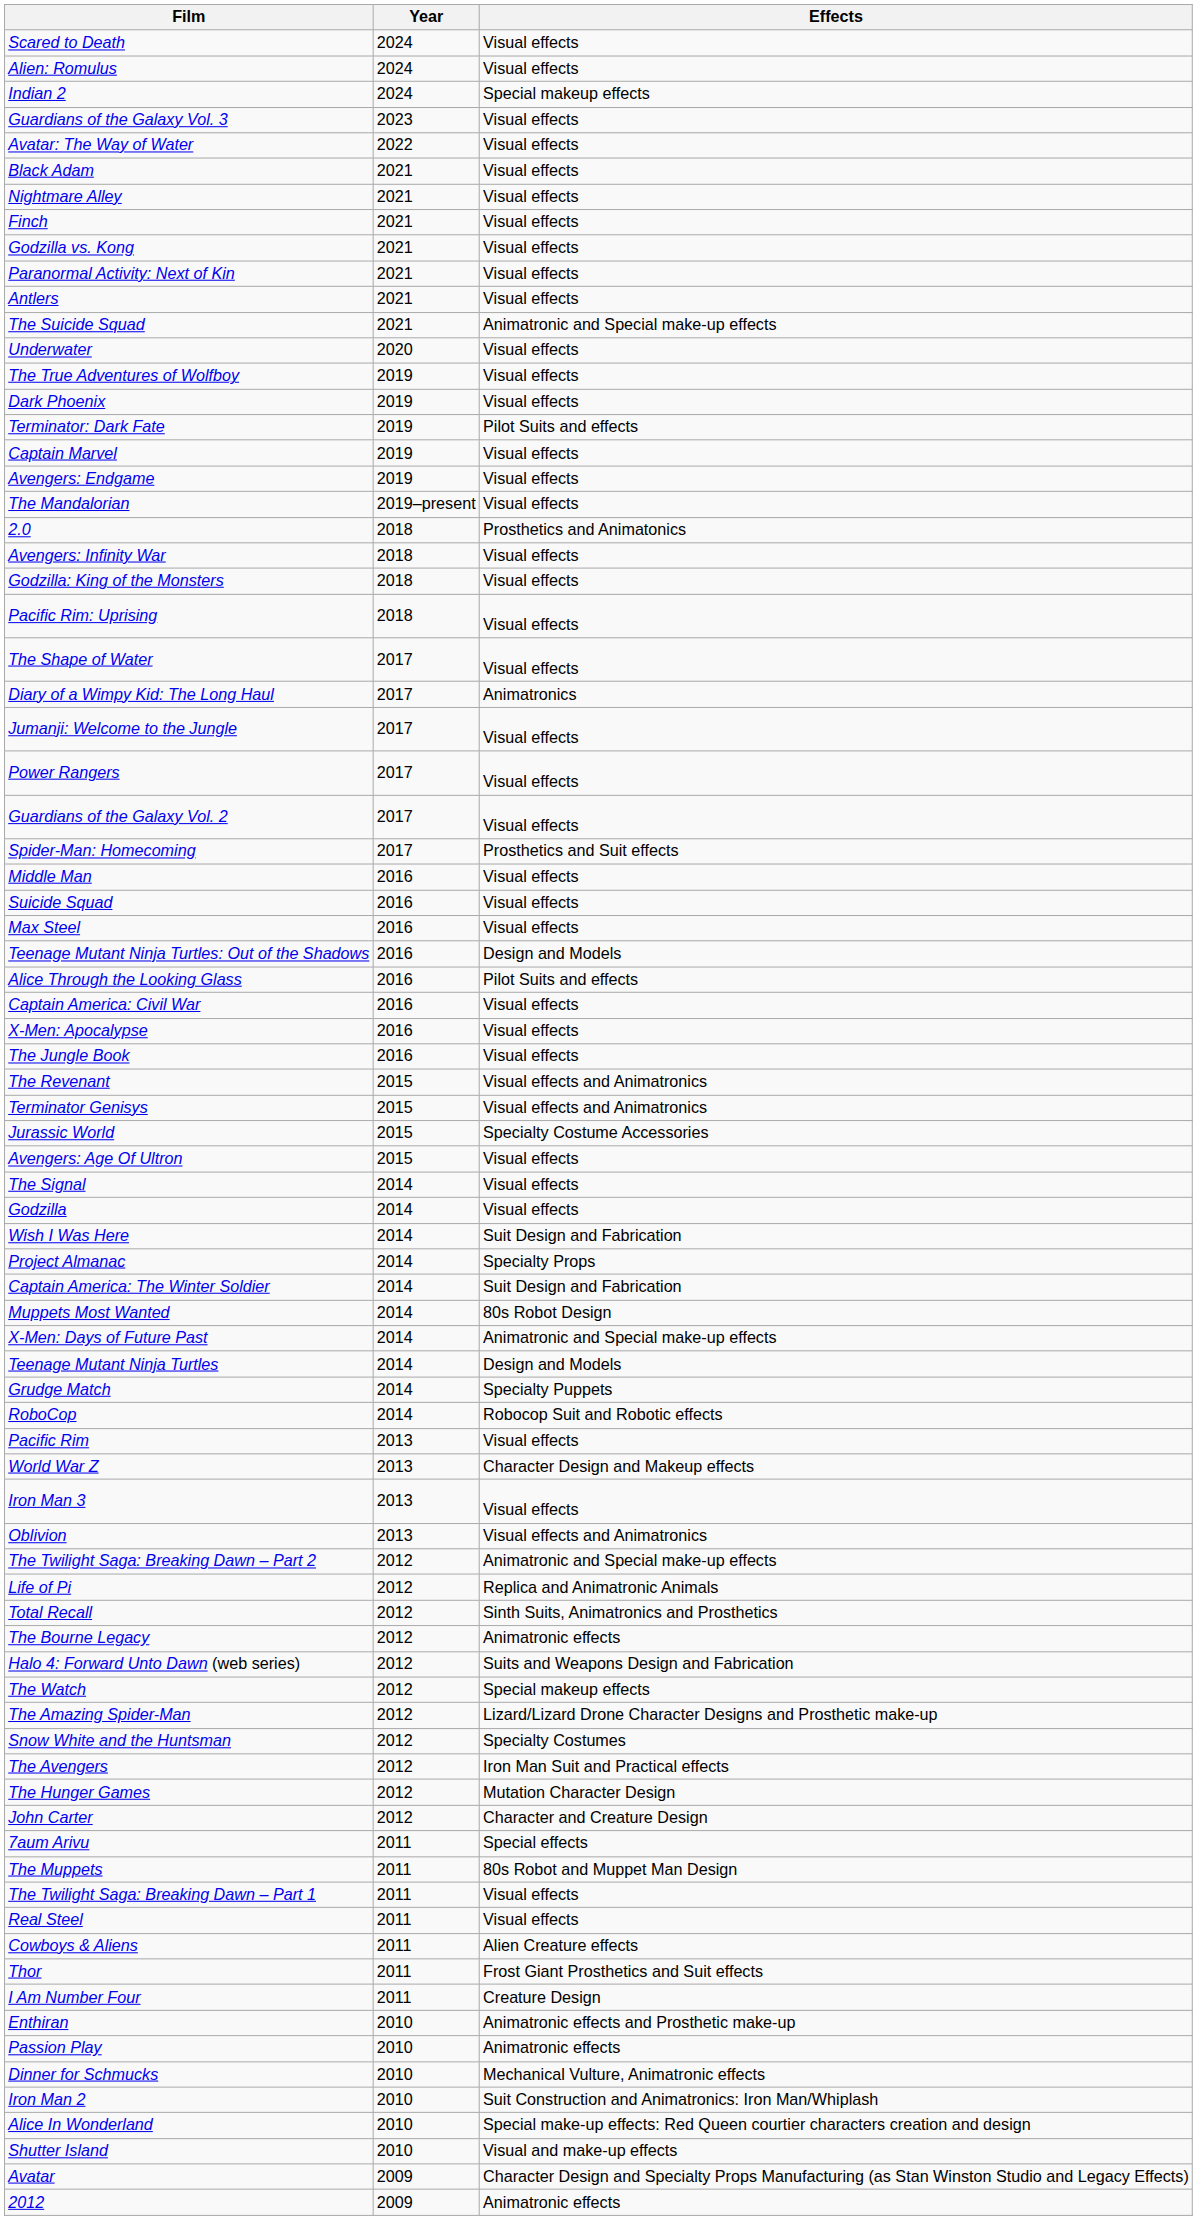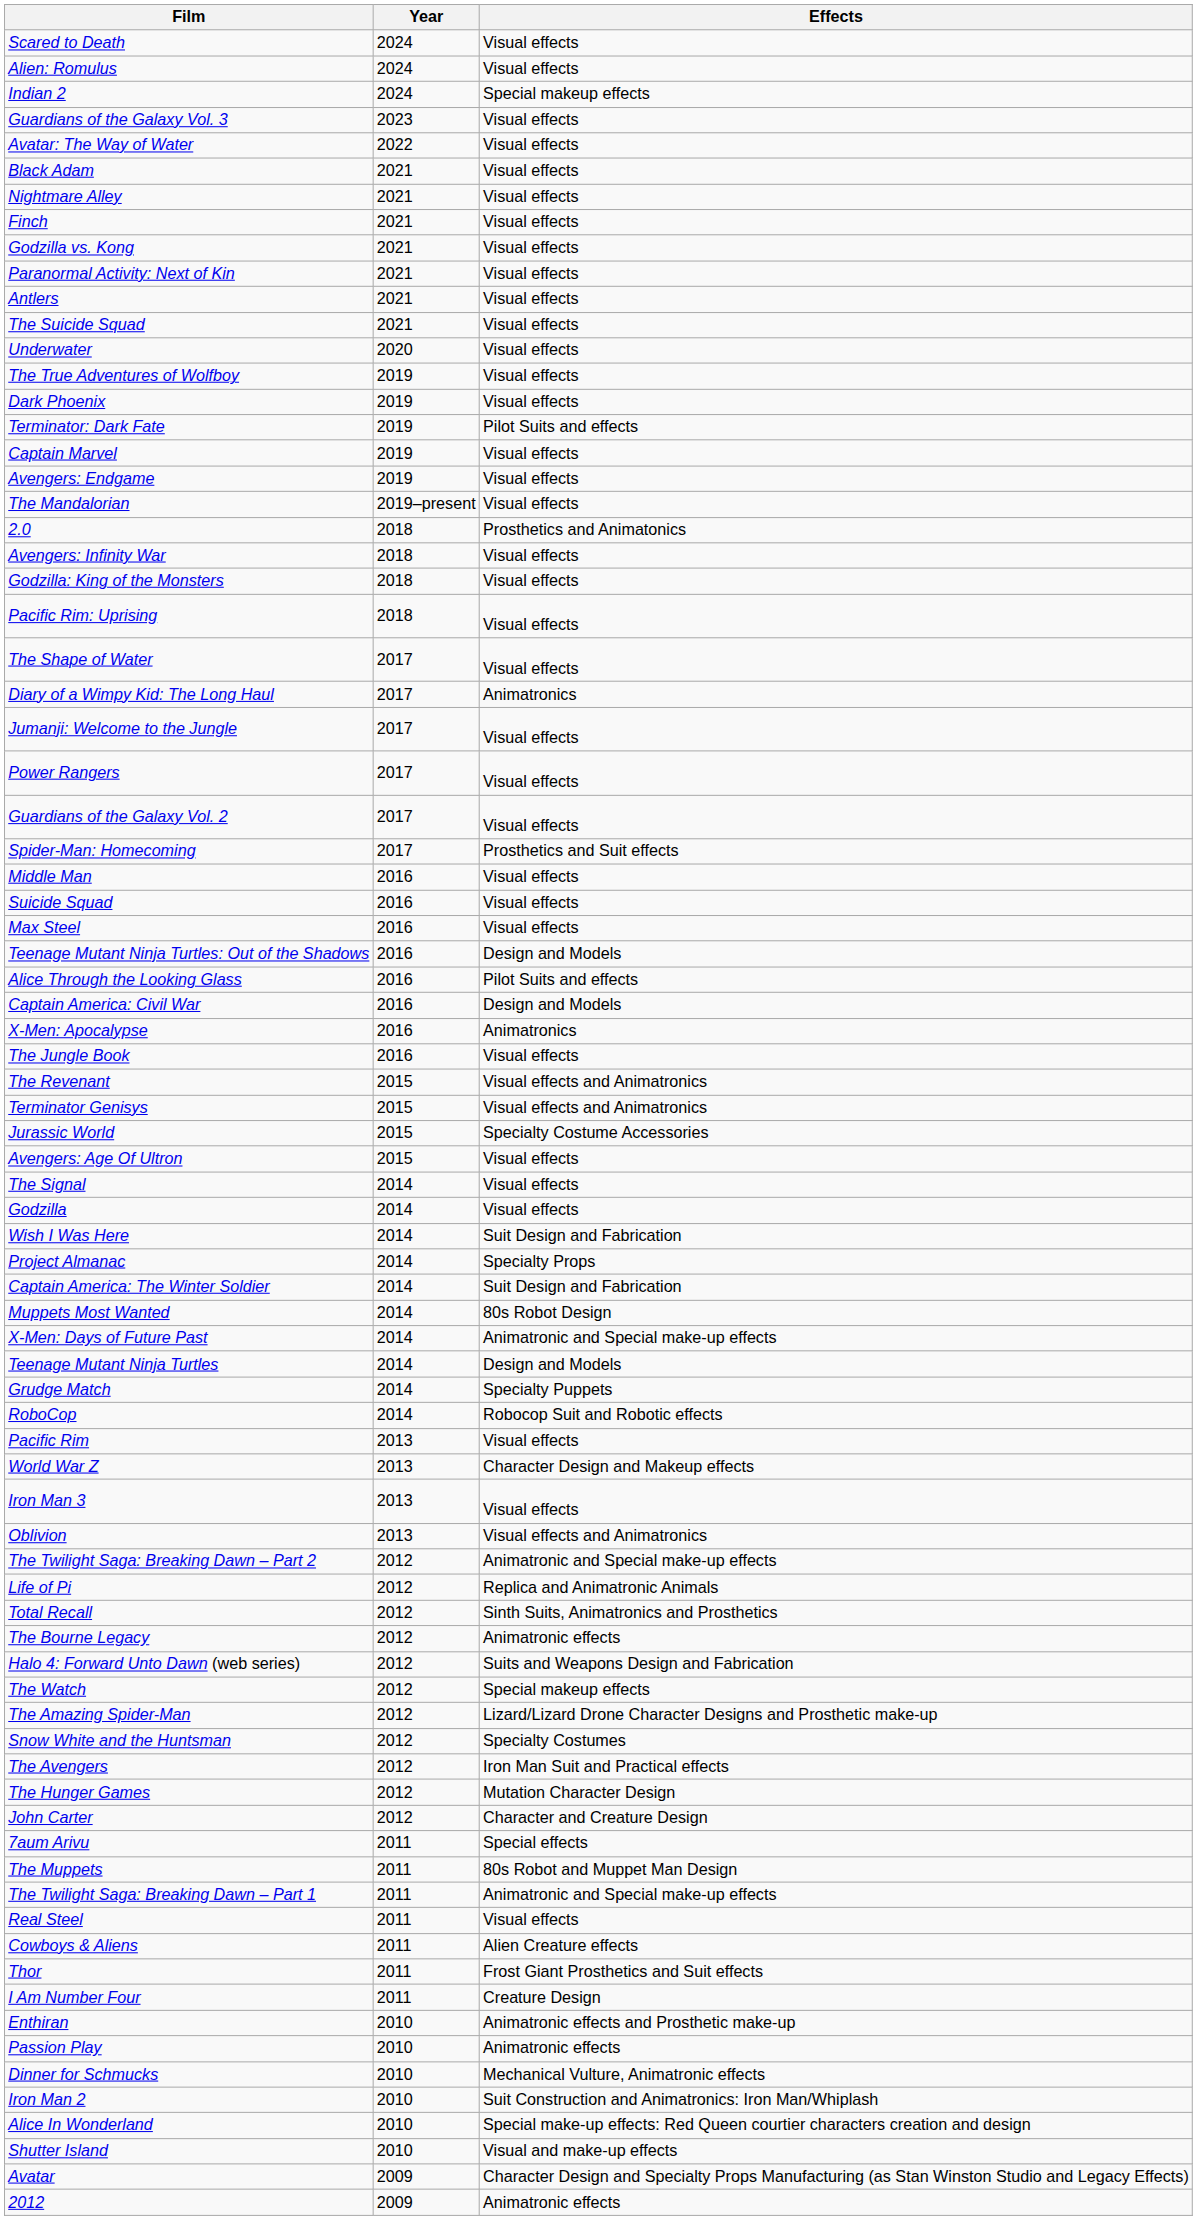(630, 324) Animatronic and Special make-up effects -> (531, 324) Visual effects
(531, 1005) Visual effects -> (552, 1005) Design and Models
(531, 1030) Visual effects -> (530, 1030) Animatronics
(531, 1894) Visual effects -> (630, 1894) Animatronic and Special make-up effects
